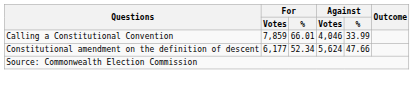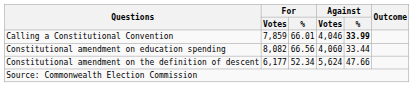(358, 37) normal -> (358, 37) bold
+ row: (116, 50)
